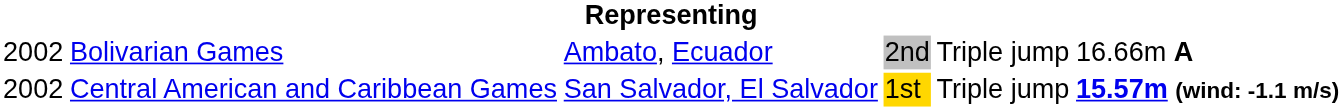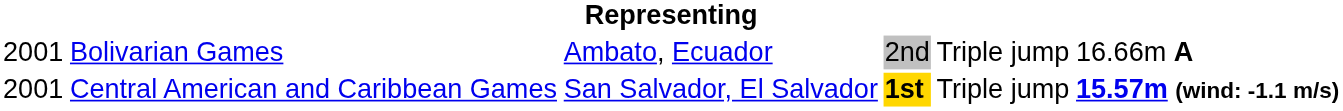(33, 52) 2002 -> (33, 52) 2001
(33, 89) 2002 -> (33, 89) 2001
(903, 89) normal -> (904, 89) bold
